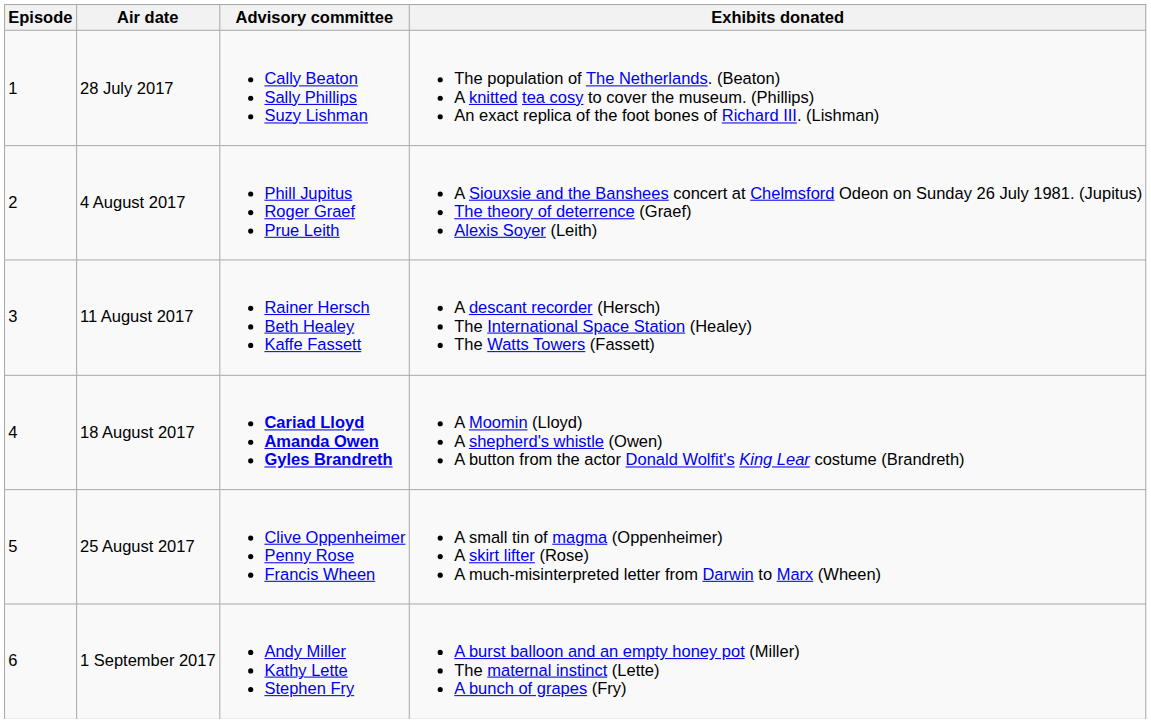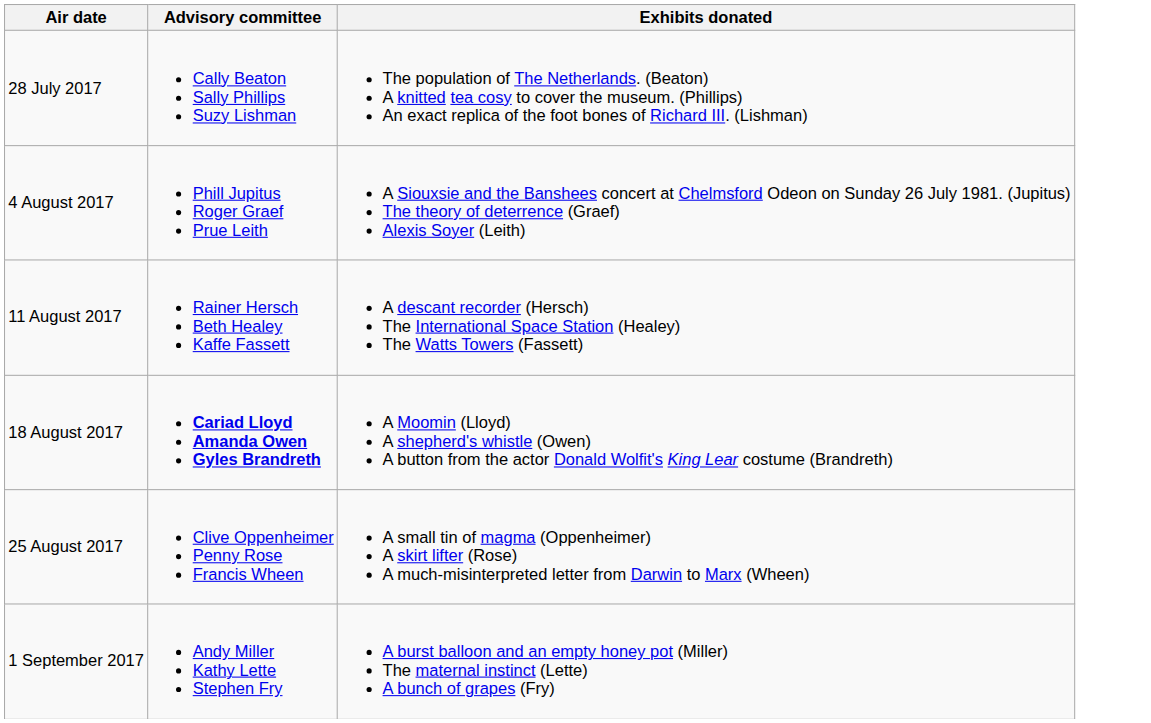- column: (40, 17)
